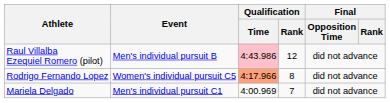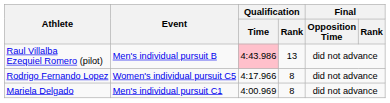(292, 56) 12 -> (292, 56) 13
(258, 76) lightsalmon background -> (258, 76) no background
(292, 91) 7 -> (292, 91) 8
